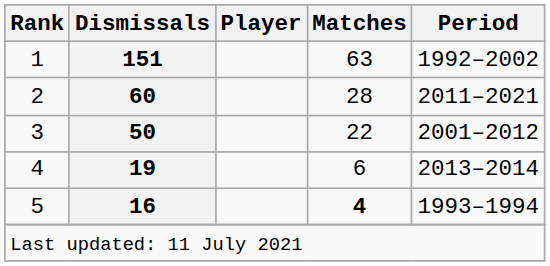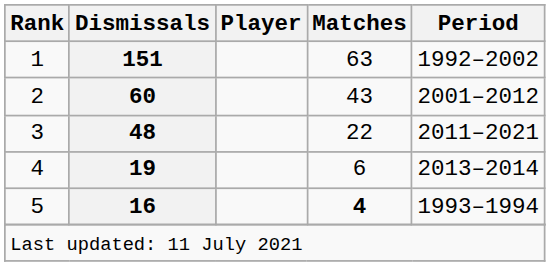(360, 97) 28 -> (360, 97) 43
(478, 97) 2011–2021 -> (478, 97) 2001–2012
(142, 133) 50 -> (142, 133) 48
(478, 133) 2001–2012 -> (478, 133) 2011–2021
